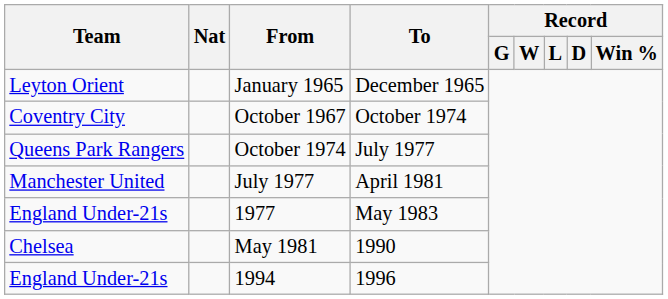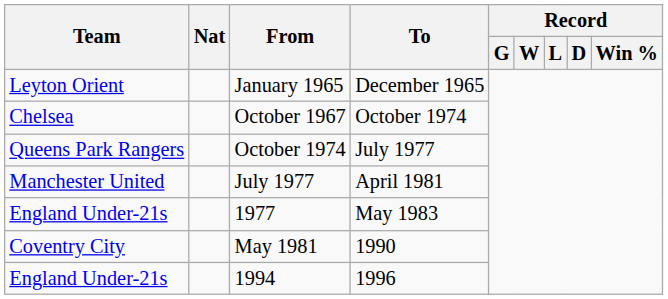(67, 117) Coventry City -> (41, 117) Chelsea
(41, 246) Chelsea -> (67, 246) Coventry City
